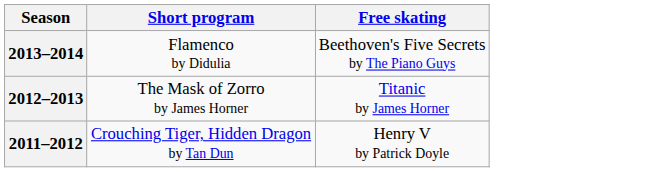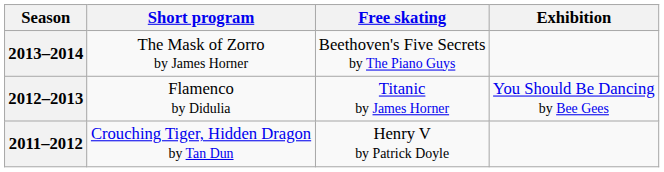+ column: (574, 17)
(201, 53) Flamenco by Didulia -> (201, 53) The Mask of Zorro by James Horner
(201, 98) The Mask of Zorro by James Horner -> (201, 98) Flamenco by Didulia
